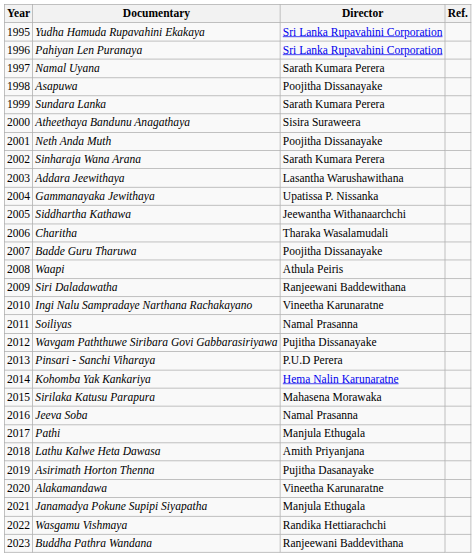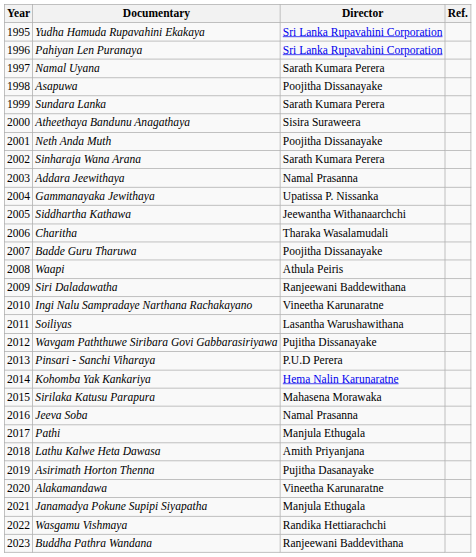(343, 178) Lasantha Warushawithana -> (320, 178) Namal Prasanna
(320, 324) Namal Prasanna -> (343, 324) Lasantha Warushawithana
